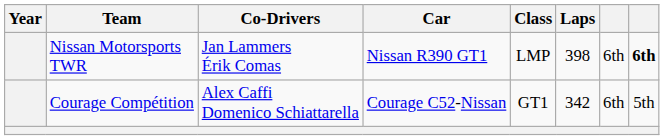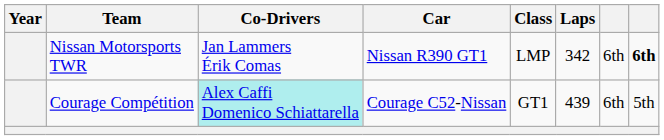(578, 56) 398 -> (578, 56) 342
(280, 103) no background -> (280, 103) paleturquoise background
(578, 103) 342 -> (578, 103) 439
